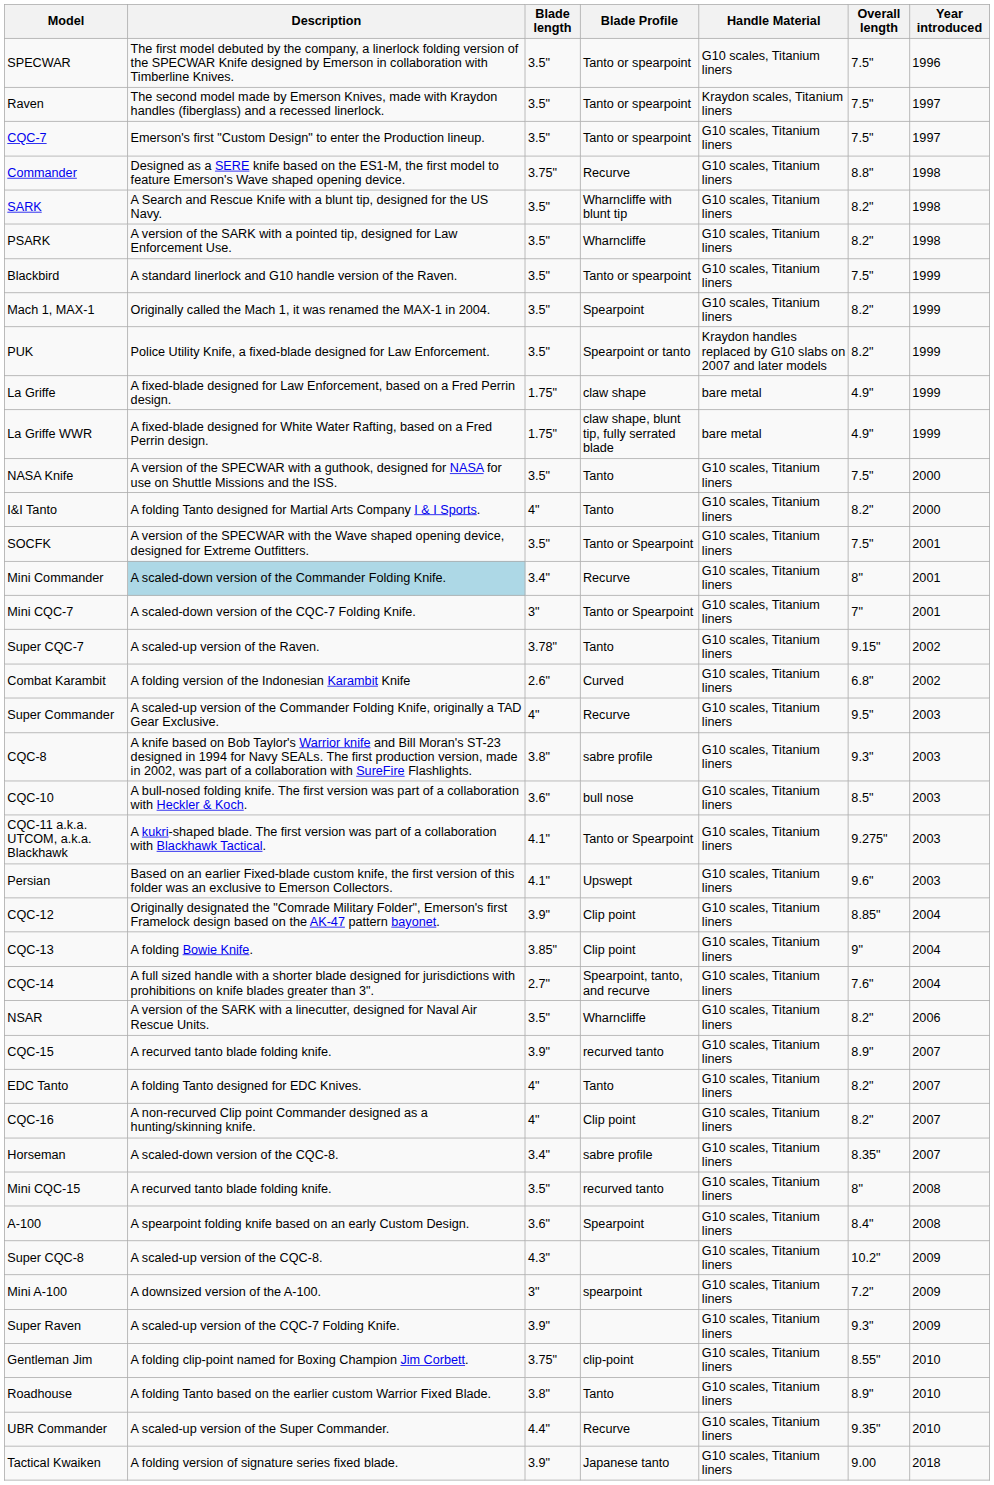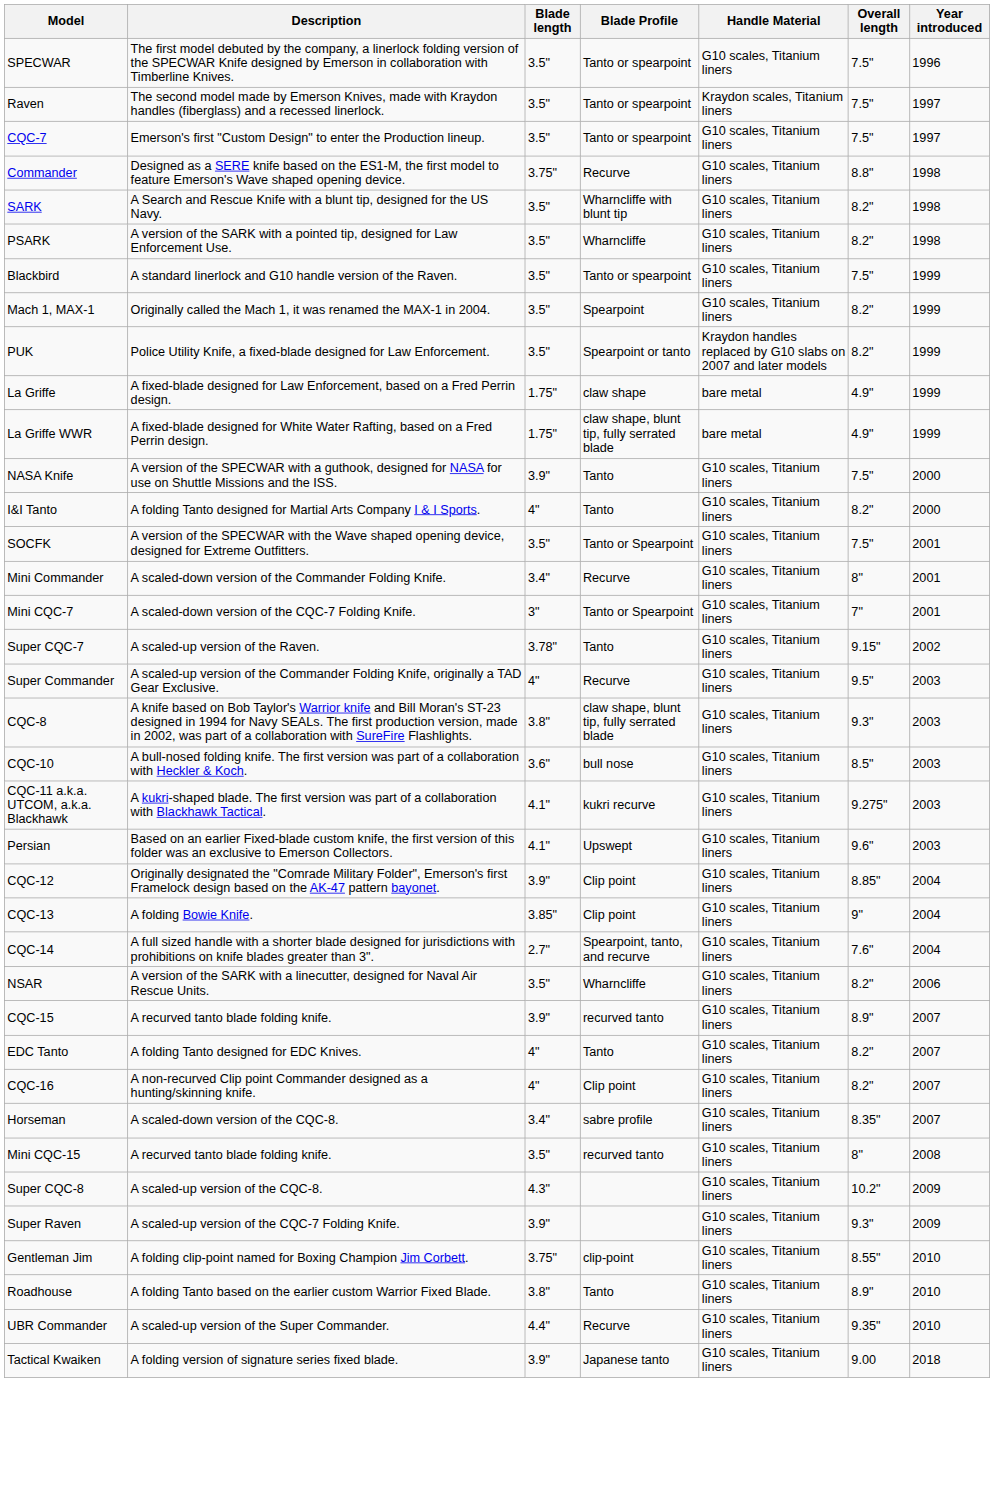(539, 475) 3.5" -> (539, 475) 3.9"
(288, 578) lightblue background -> (288, 578) no background
- row: (56, 681)
(618, 756) sabre profile -> (632, 722) claw shape, blunt tip, fully serrated blade
(638, 839) Tanto or Spearpoint -> (619, 805) kukri recurve
- row: (24, 1223)
- row: (37, 1292)
